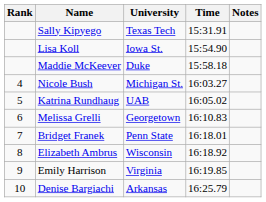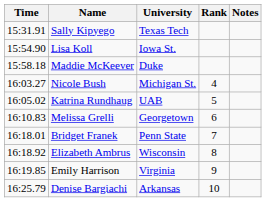columns swapped: (20, 13) <-> (208, 13)
